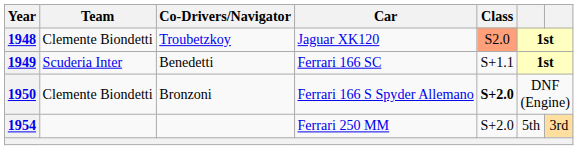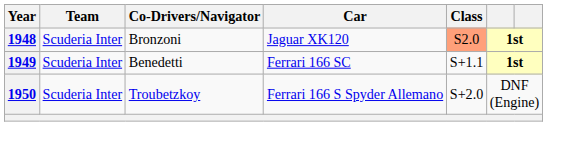(98, 39) Clemente Biondetti -> (82, 39) Scuderia Inter
(195, 39) Troubetzkoy -> (155, 39) Bronzoni
(98, 94) Clemente Biondetti -> (82, 94) Scuderia Inter
(186, 94) Bronzoni -> (165, 94) Troubetzkoy
(497, 94) bold -> (467, 94) normal
- row: (22, 126)
